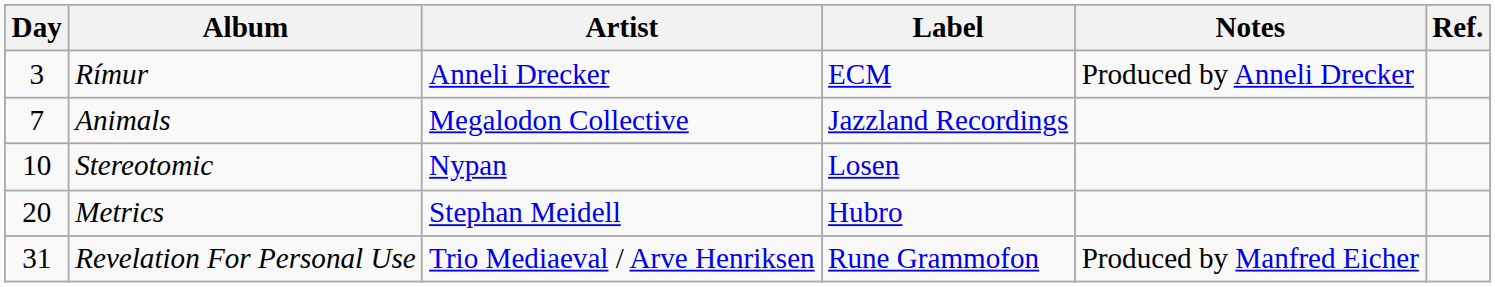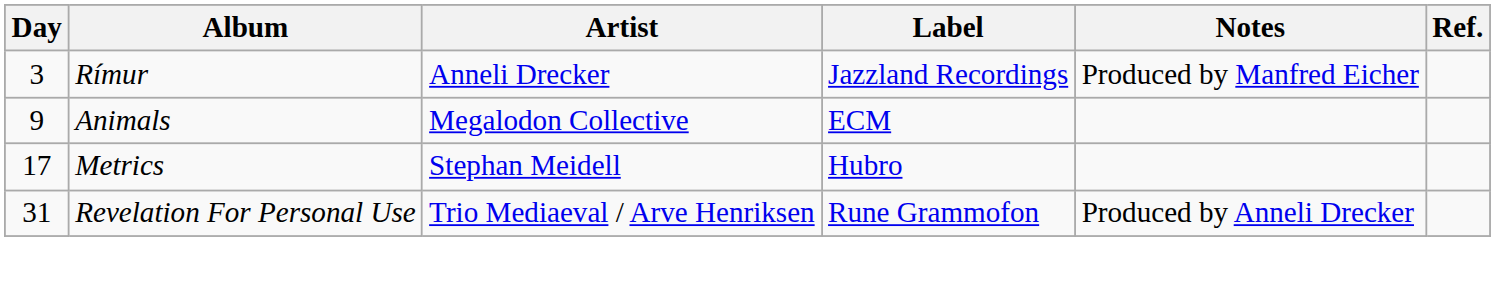(860, 73) ECM -> (948, 73) Jazzland Recordings
(1248, 73) Produced by Anneli Drecker -> (1250, 73) Produced by Manfred Eicher
(37, 119) 7 -> (37, 119) 9
(948, 119) Jazzland Recordings -> (860, 119) ECM
- row: (144, 166)
(37, 212) 20 -> (37, 166) 17
(1250, 258) Produced by Manfred Eicher -> (1248, 212) Produced by Anneli Drecker
